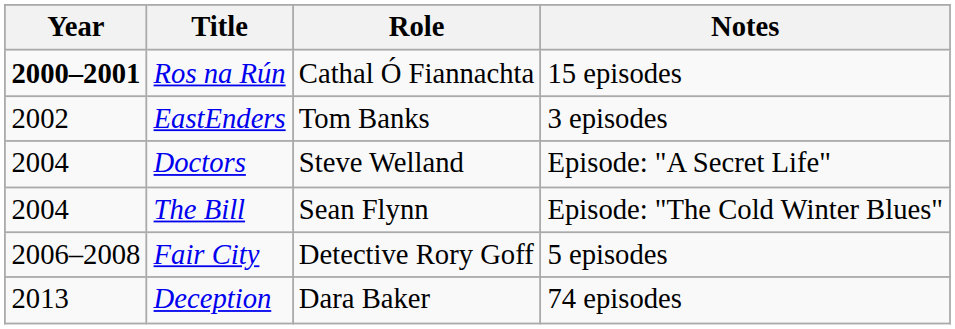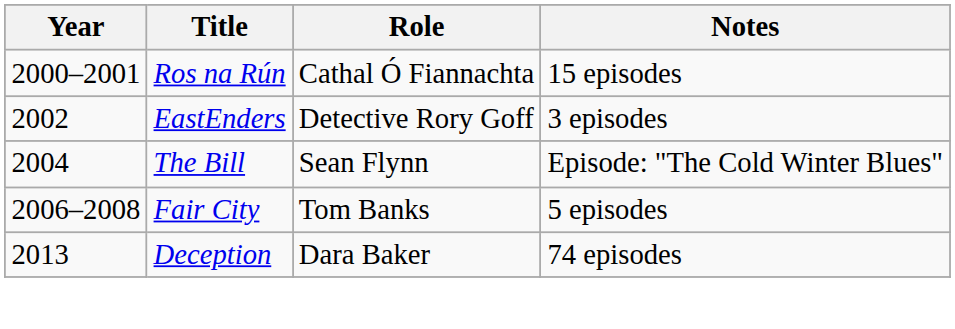(76, 72) bold -> (76, 72) normal
(364, 118) Tom Banks -> (416, 118) Detective Rory Goff
- row: (200, 163)
(416, 254) Detective Rory Goff -> (364, 208) Tom Banks
